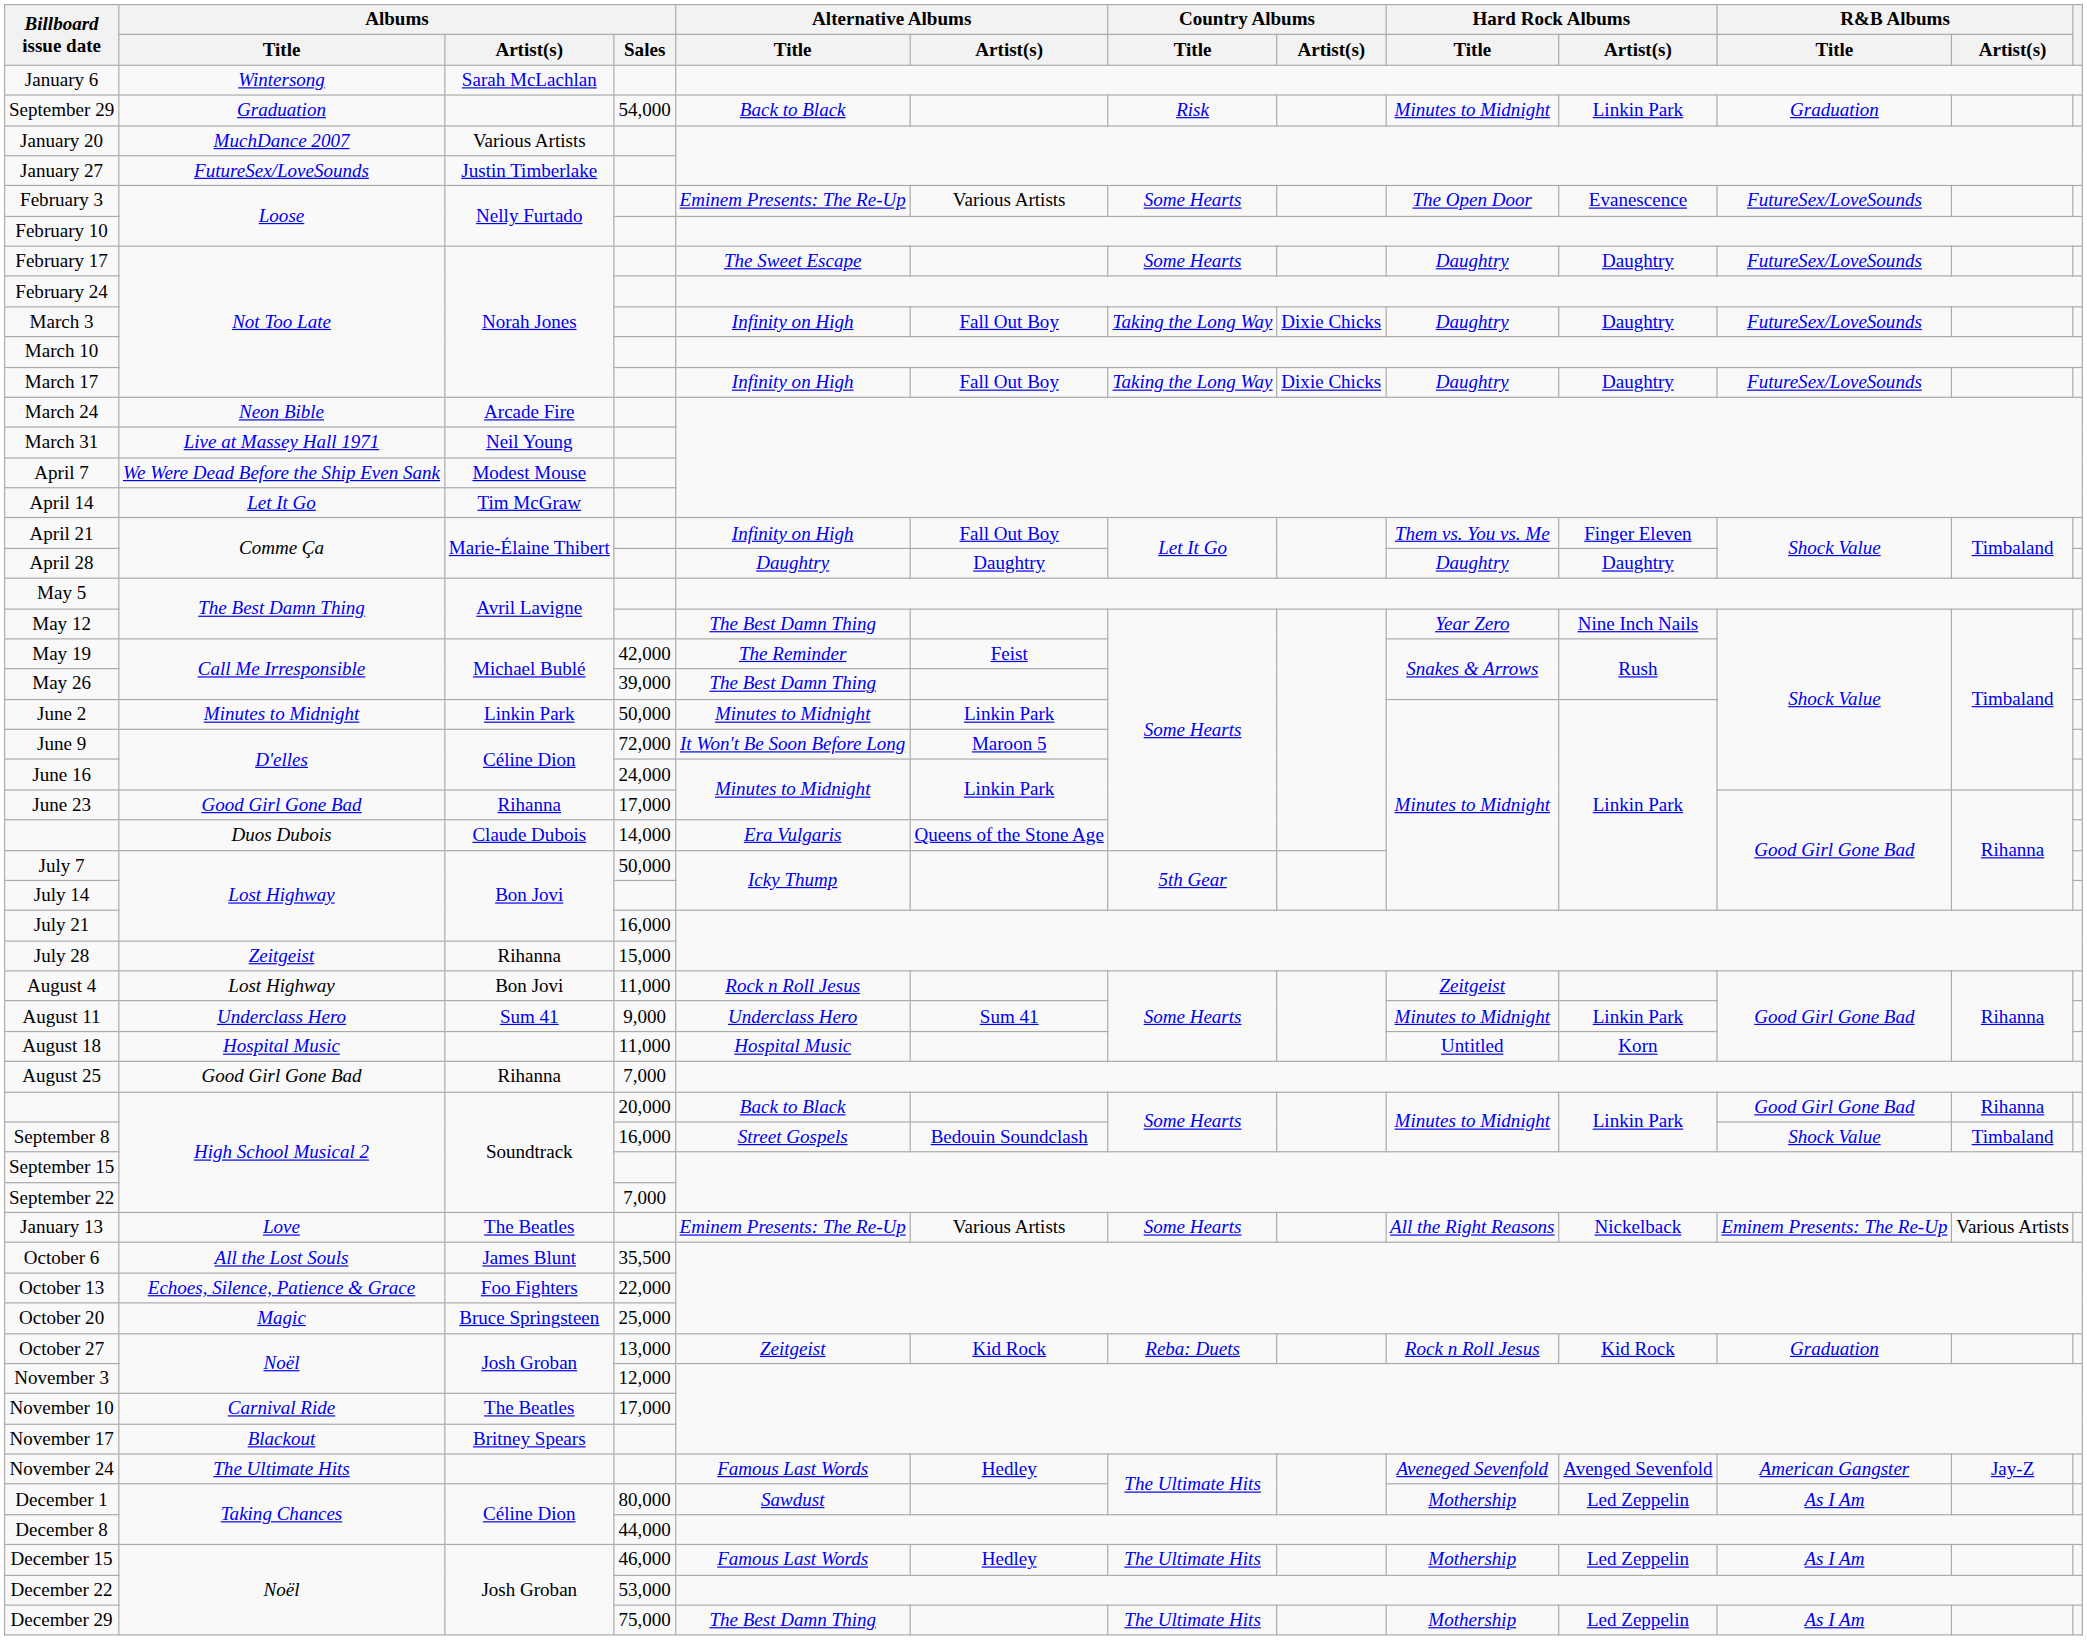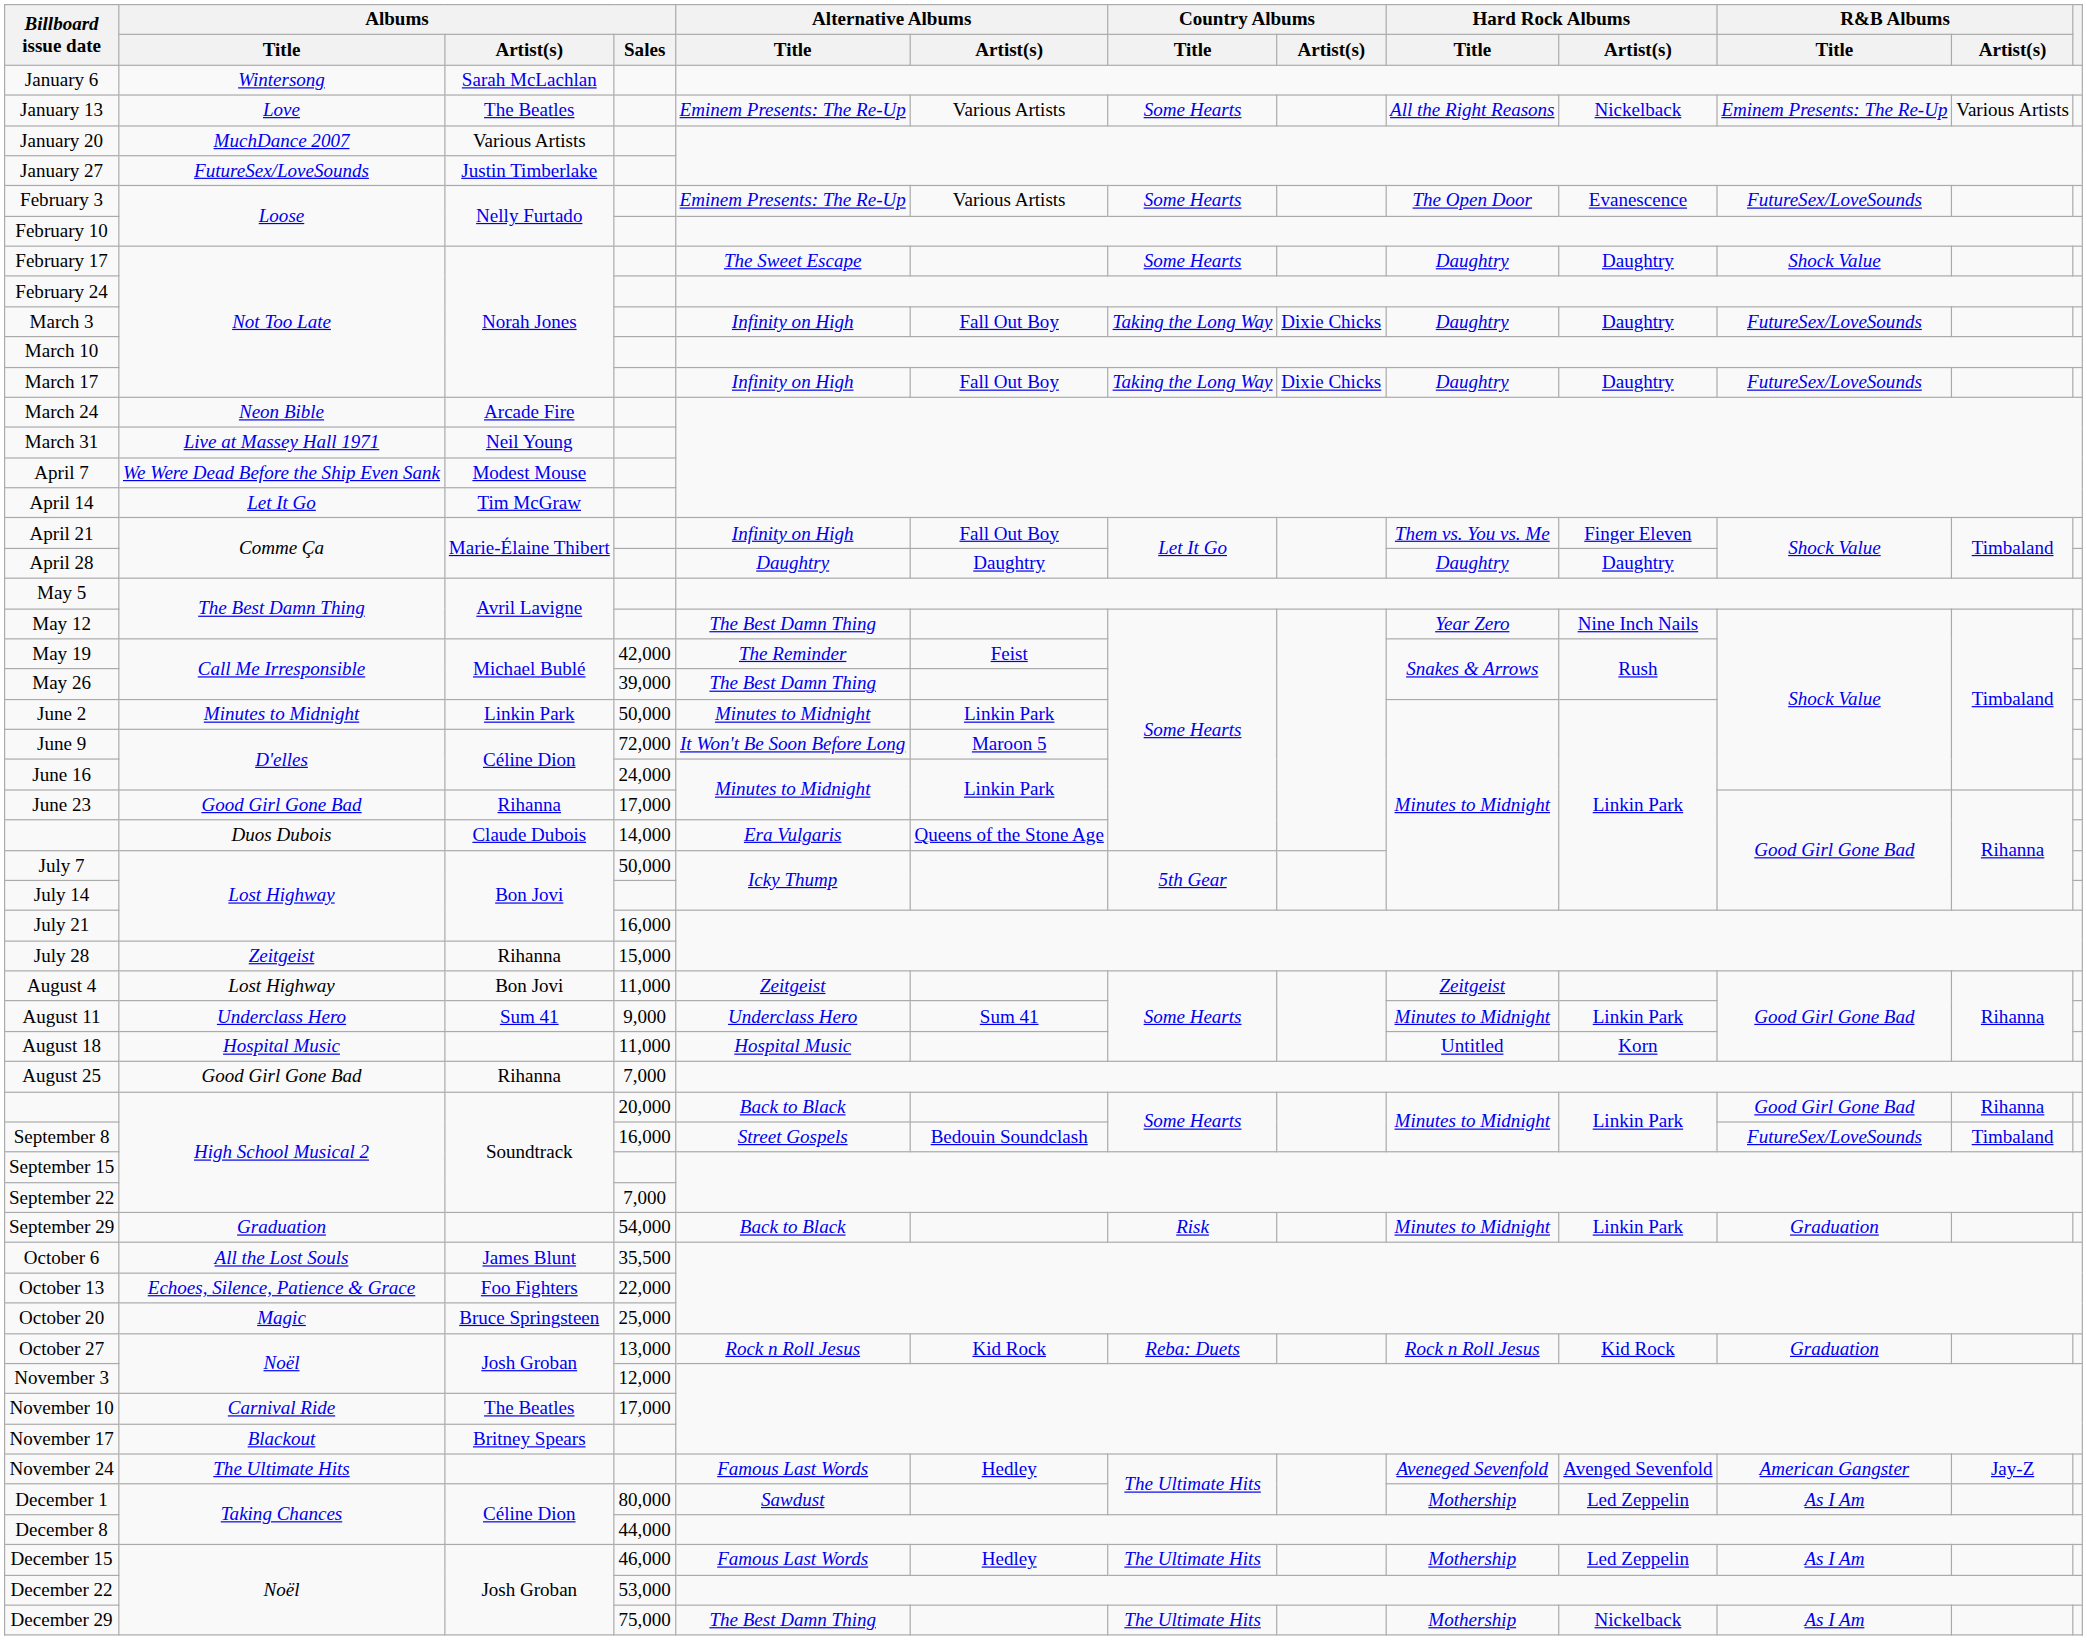rows swapped: (62, 1227) <-> (62, 110)
(1834, 261) FutureSex/LoveSounds -> (1834, 261) Shock Value
(793, 985) Rock n Roll Jesus -> (793, 985) Zeitgeist
(1834, 1136) Shock Value -> (1834, 1136) FutureSex/LoveSounds
(793, 1348) Zeitgeist -> (793, 1348) Rock n Roll Jesus
(1638, 1619) Led Zeppelin -> (1638, 1619) Nickelback
